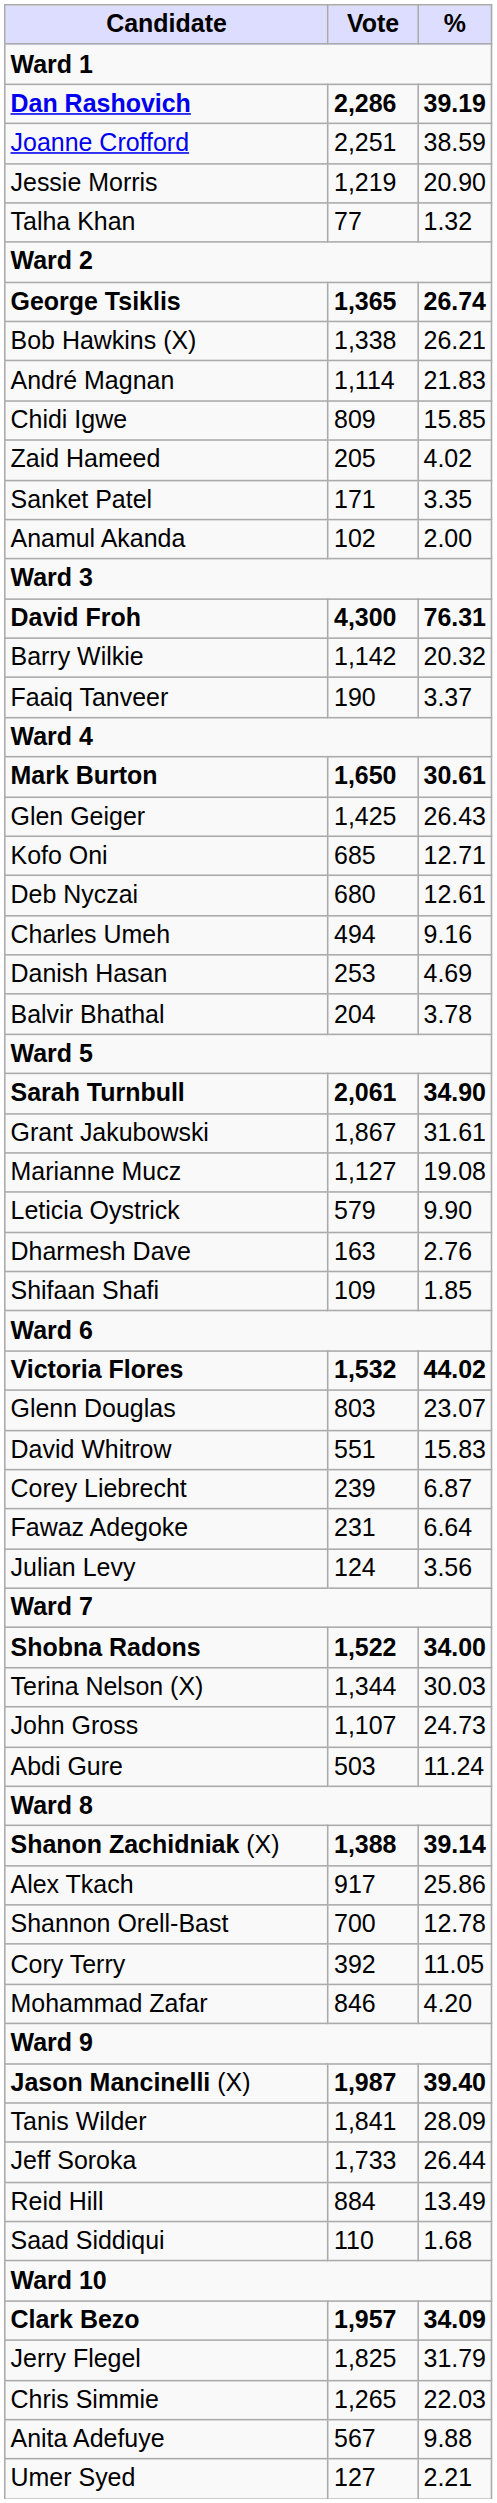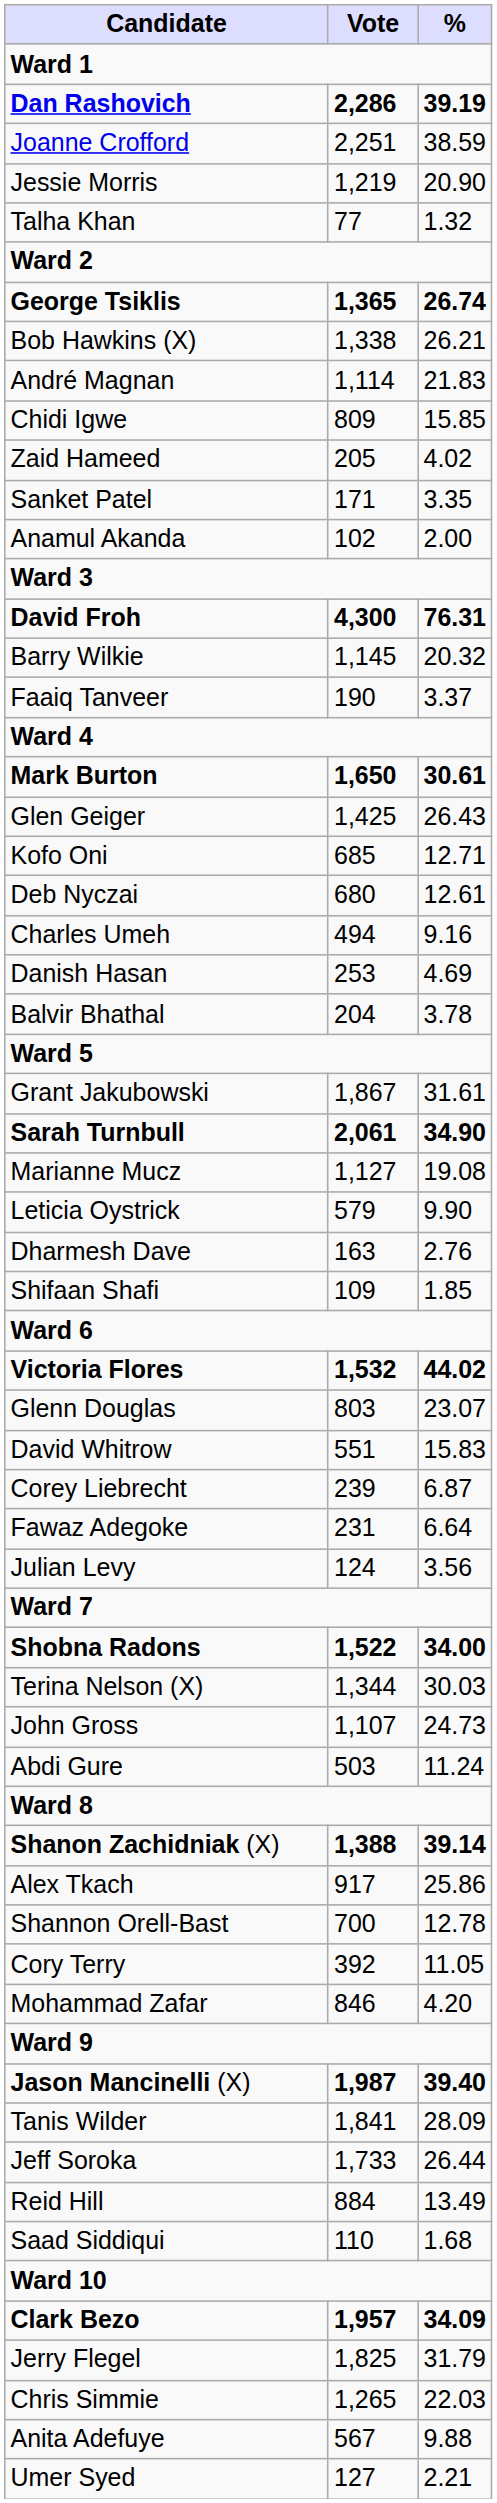(365, 657) 1,142 -> (365, 657) 1,145
rows swapped: (98, 1093) <-> (110, 1132)
